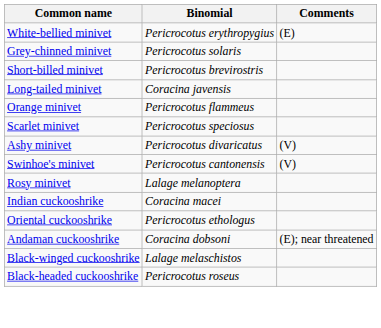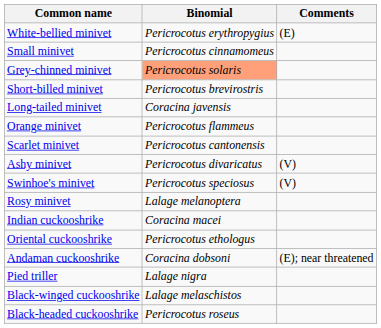+ row: (40, 51)
(193, 51) no background -> (193, 70) lightsalmon background
(200, 126) Pericrocotus speciosus -> (205, 145) Pericrocotus cantonensis
(205, 164) Pericrocotus cantonensis -> (200, 182) Pericrocotus speciosus
+ row: (32, 276)
